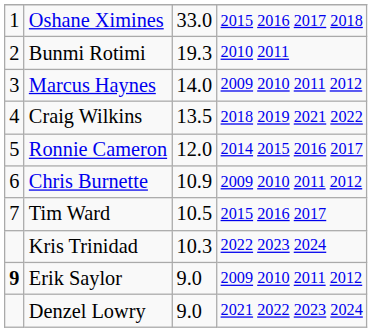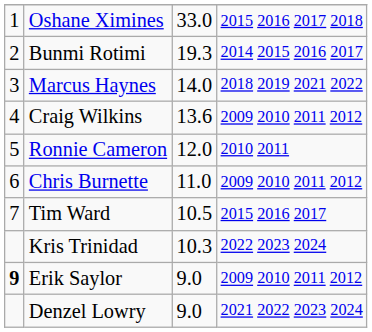(255, 52) 2010 2011 -> (292, 52) 2014 2015 2016 2017
(291, 85) 2009 2010 2011 2012 -> (292, 85) 2018 2019 2021 2022
(194, 117) 13.5 -> (194, 117) 13.6
(292, 117) 2018 2019 2021 2022 -> (291, 117) 2009 2010 2011 2012
(292, 149) 2014 2015 2016 2017 -> (255, 149) 2010 2011
(194, 181) 10.9 -> (194, 181) 11.0
